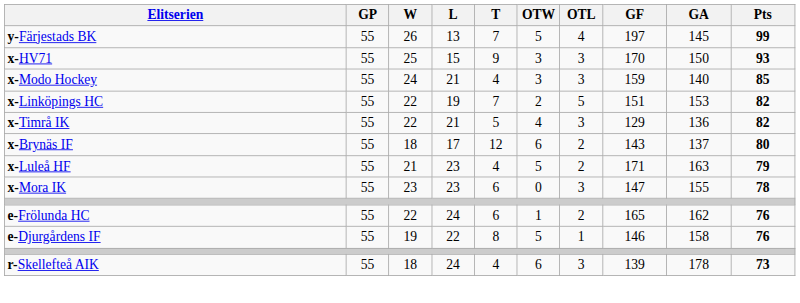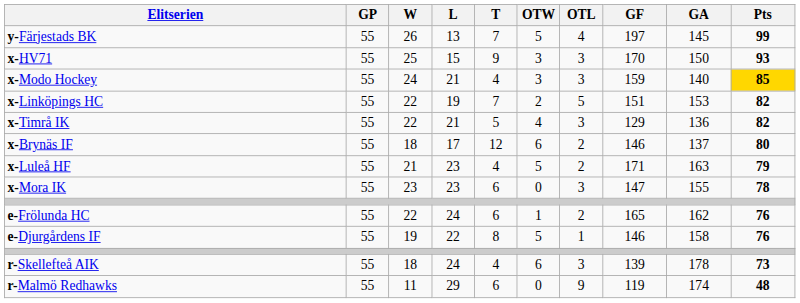(763, 79) no background -> (763, 79) gold background
(635, 144) 143 -> (635, 144) 146
+ row: (62, 286)
